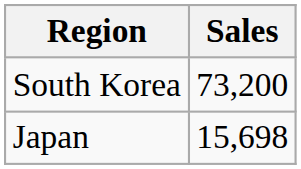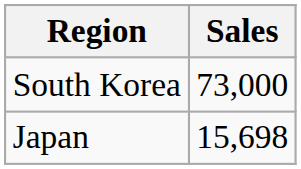(242, 84) 73,200 -> (242, 84) 73,000
